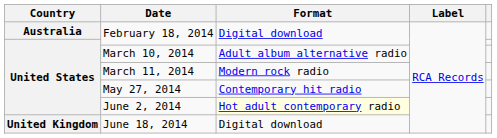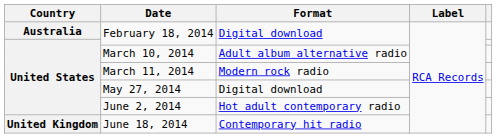(290, 89) Contemporary hit radio -> (271, 89) Digital download
(310, 106) lightyellow background -> (310, 106) no background
(271, 124) Digital download -> (290, 124) Contemporary hit radio
